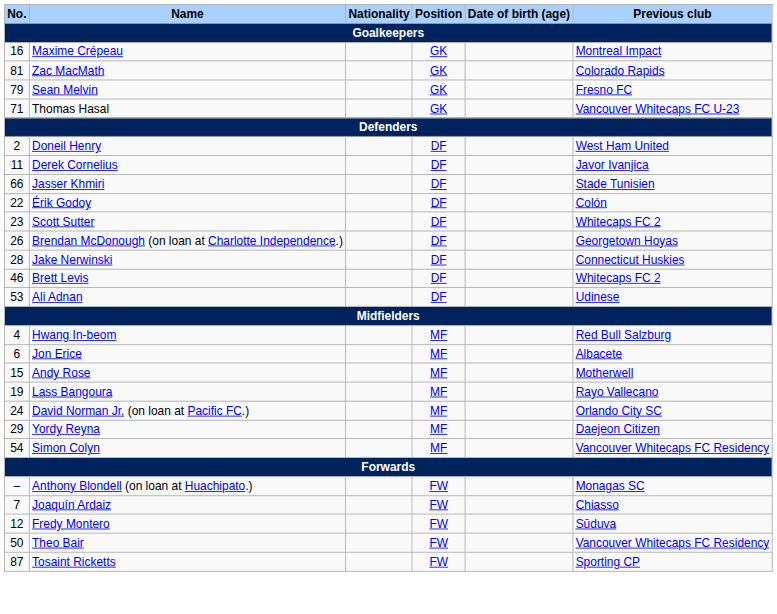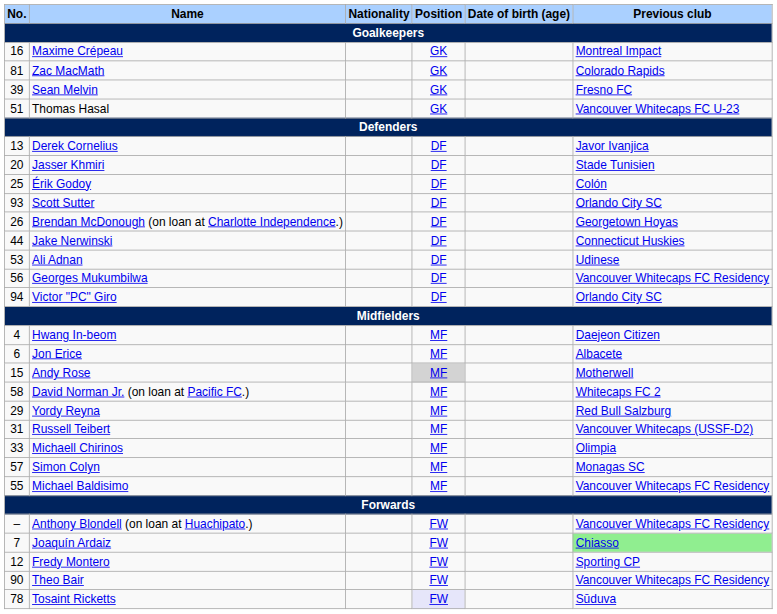(17, 90) 79 -> (17, 90) 39
(17, 109) 71 -> (17, 109) 51
- row: (67, 146)
(17, 165) 11 -> (17, 146) 13
(17, 184) 66 -> (17, 165) 20
(17, 203) 22 -> (17, 184) 25
(17, 222) 23 -> (17, 203) 93
(618, 222) Whitecaps FC 2 -> (619, 203) Orlando City SC
(17, 260) 28 -> (17, 241) 44
- row: (60, 279)
+ row: (90, 279)
+ row: (74, 297)
(623, 335) Red Bull Salzburg -> (618, 335) Daejeon Citizen
(439, 373) no background -> (439, 373) lightgrey background
- row: (72, 392)
(17, 411) 24 -> (17, 392) 58
(619, 411) Orlando City SC -> (618, 392) Whitecaps FC 2
(618, 430) Daejeon Citizen -> (623, 411) Red Bull Salzburg
+ row: (71, 430)
+ row: (78, 449)
(17, 449) 54 -> (17, 467) 57
(672, 449) Vancouver Whitecaps FC Residency -> (610, 467) Monagas SC
+ row: (80, 486)
(610, 486) Monagas SC -> (672, 524) Vancouver Whitecaps FC Residency
(597, 505) no background -> (597, 543) lightgreen background
(596, 524) Sūduva -> (608, 562) Sporting CP
(17, 543) 50 -> (17, 581) 90
(17, 562) 87 -> (17, 600) 78
(439, 562) no background -> (439, 600) lavender background
(608, 562) Sporting CP -> (596, 600) Sūduva
